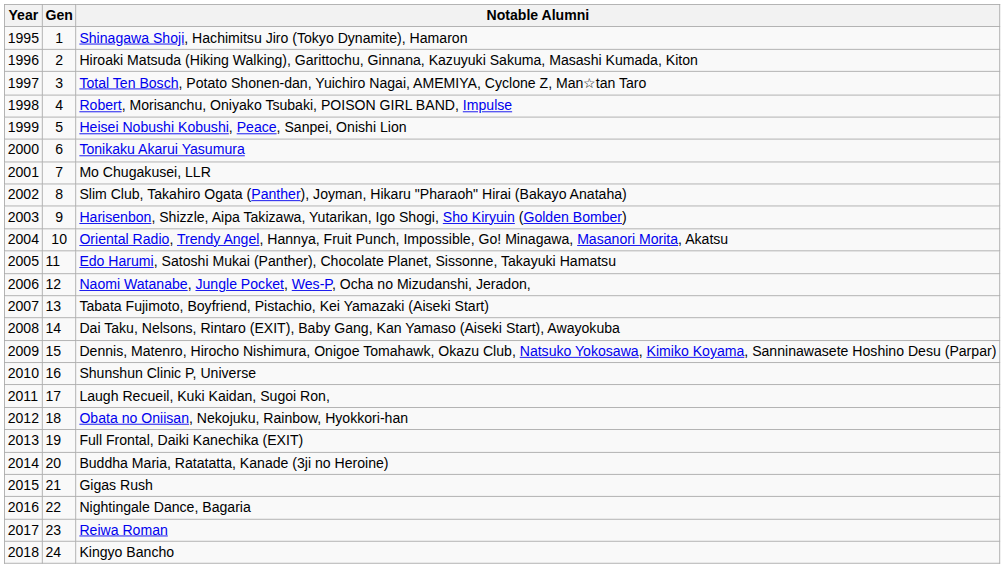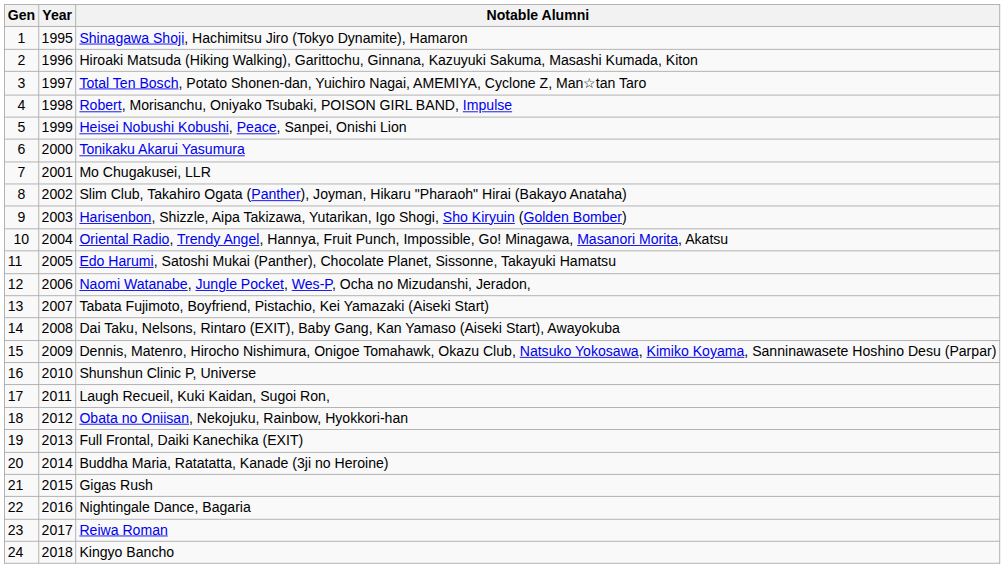columns swapped: (59, 15) <-> (23, 15)
